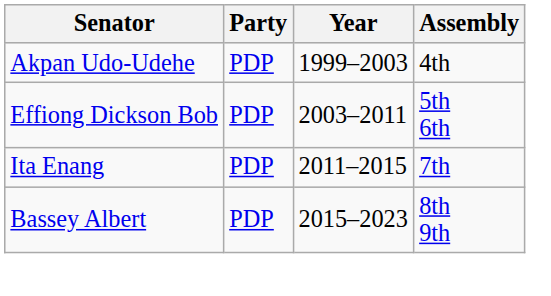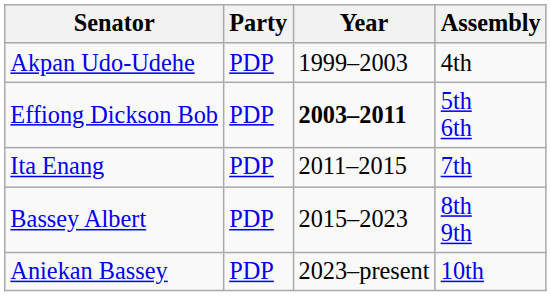(353, 114) normal -> (353, 114) bold
+ row: (89, 271)
